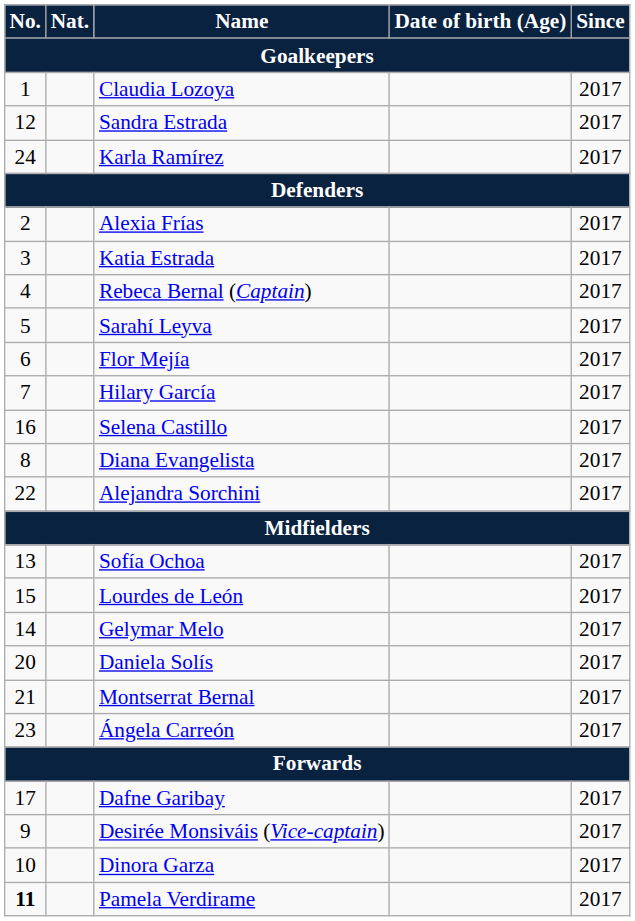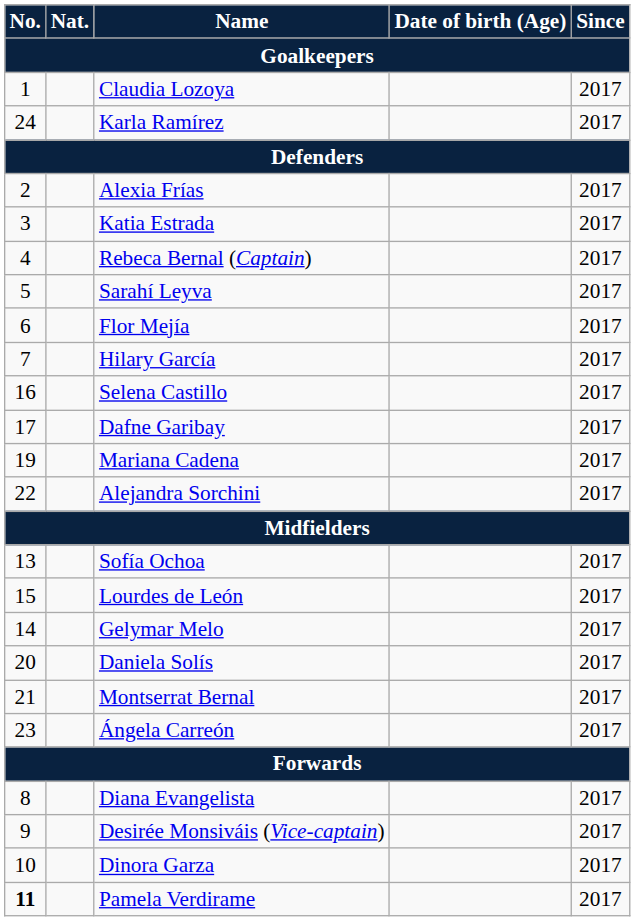- row: (163, 122)
rows swapped: (162, 797) <-> (177, 460)
+ row: (169, 460)
